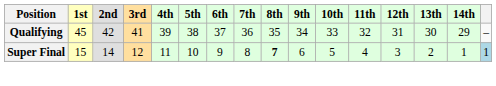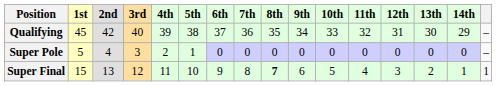(137, 32) 41 -> (137, 32) 40
+ row: (36, 51)
(108, 51) 14 -> (108, 70) 13
(486, 51) lightblue background -> (486, 70) no background
